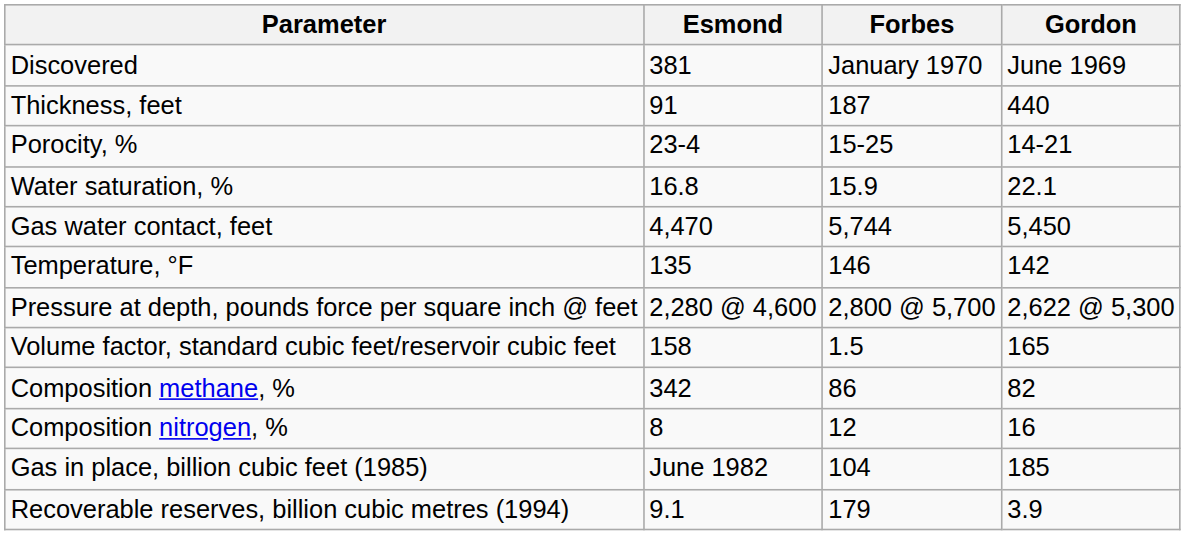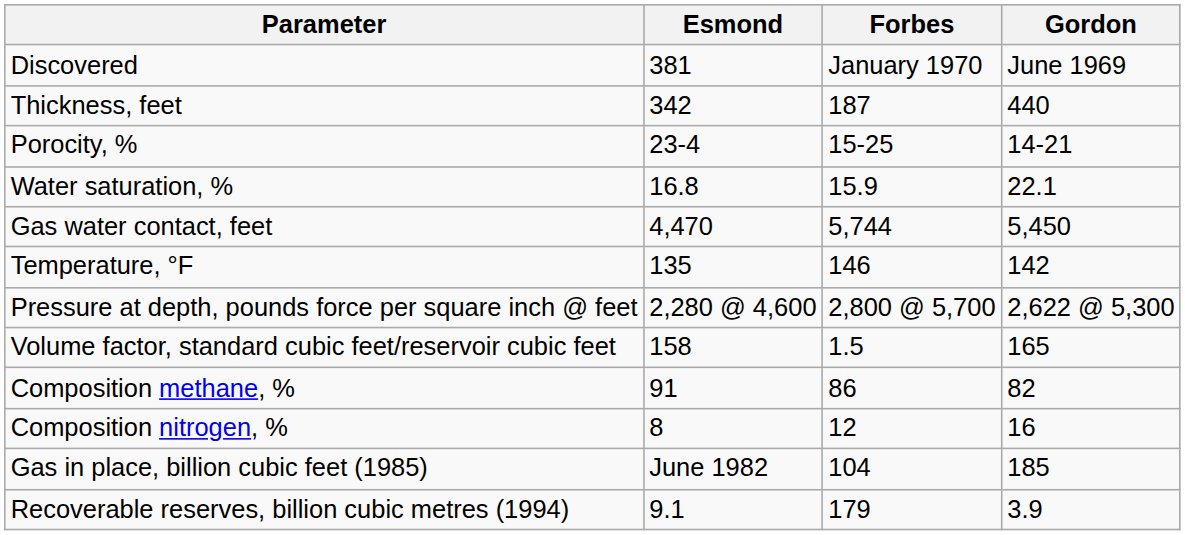(663, 105) 91 -> (670, 105) 342
(670, 387) 342 -> (663, 387) 91
